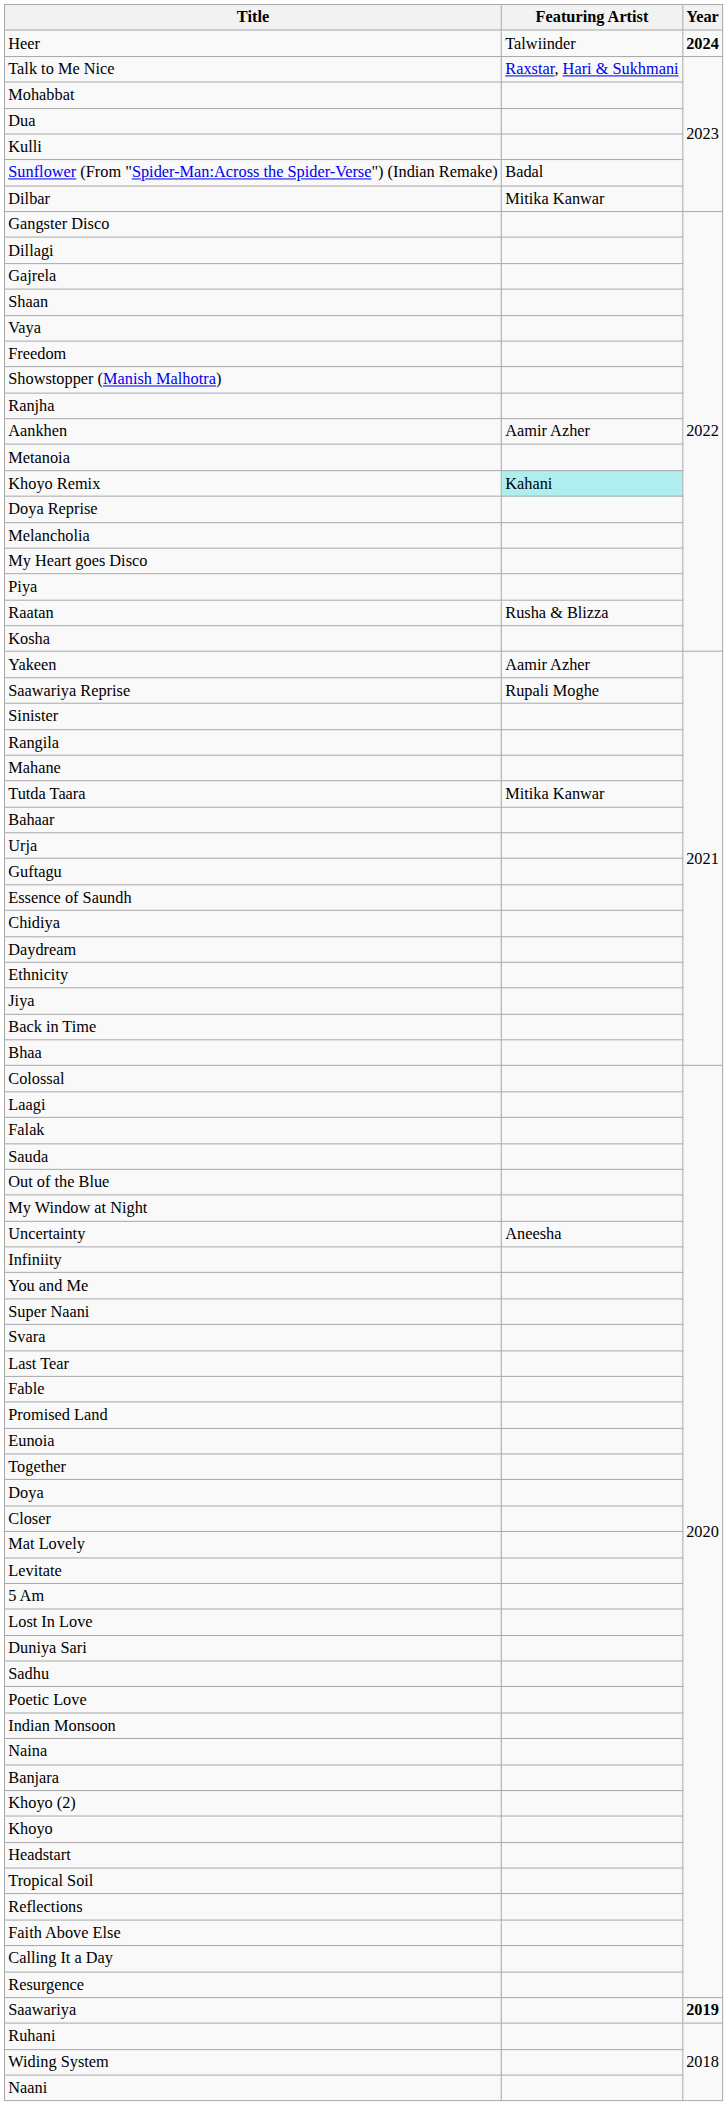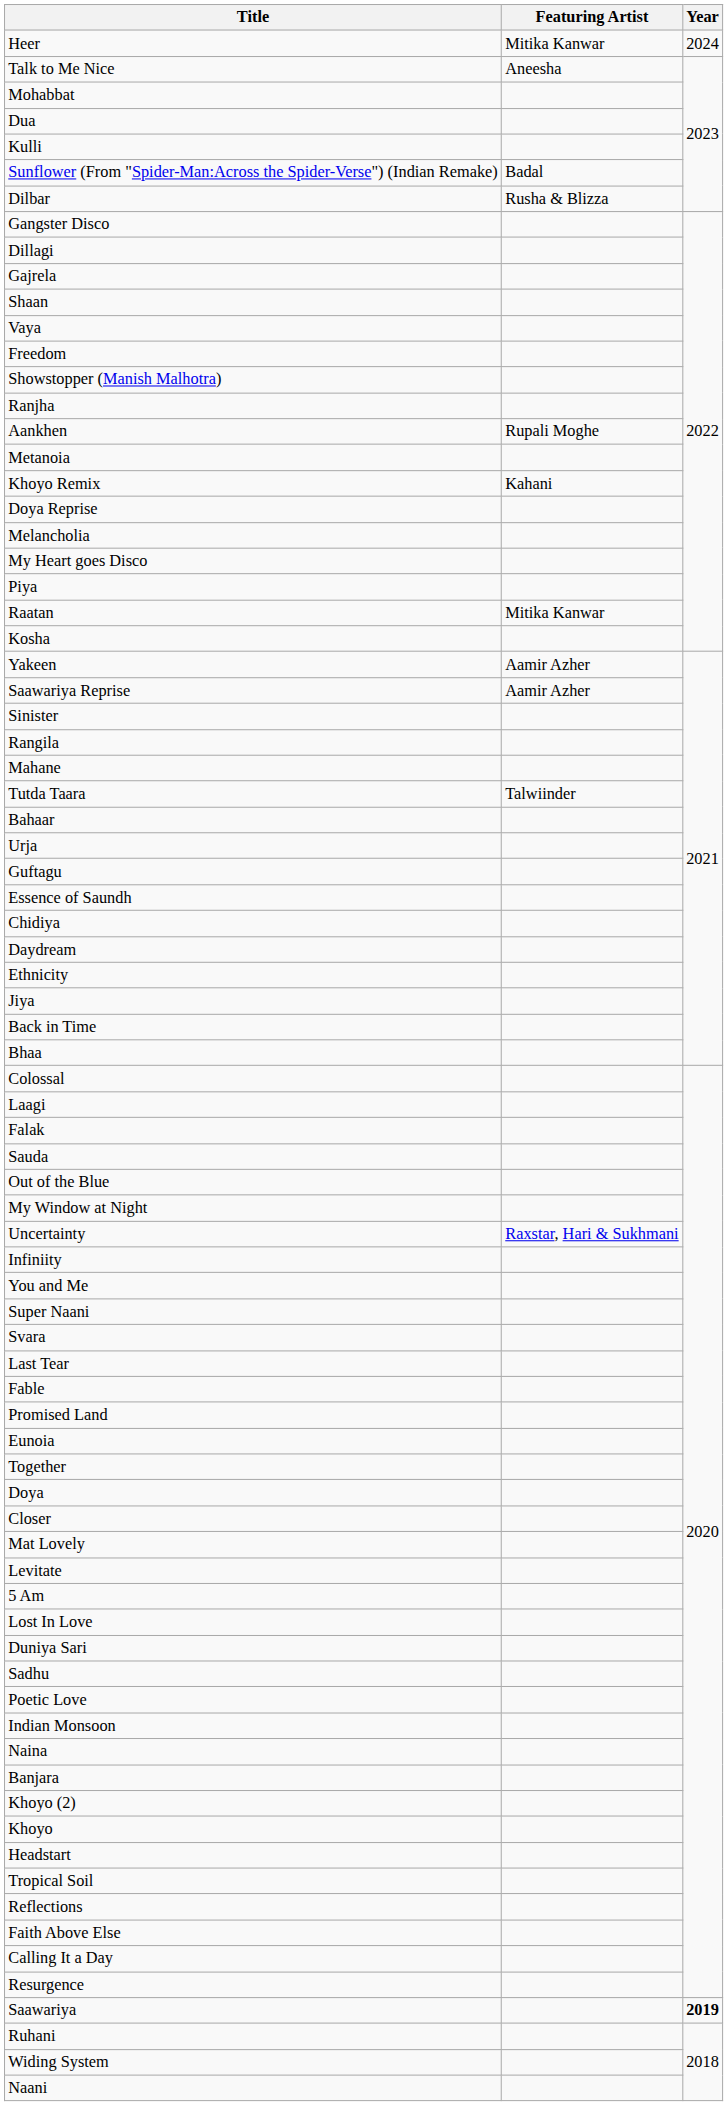(540, 43) Talwiinder -> (555, 43) Mitika Kanwar
(702, 43) bold -> (702, 43) normal
(592, 69) Raxstar, Hari & Sukhmani -> (533, 69) Aneesha
(555, 198) Mitika Kanwar -> (557, 198) Rusha & Blizza
(548, 431) Aamir Azher -> (552, 431) Rupali Moghe
(529, 483) paleturquoise background -> (529, 483) no background
(557, 612) Rusha & Blizza -> (555, 612) Mitika Kanwar
(552, 690) Rupali Moghe -> (548, 690) Aamir Azher
(555, 793) Mitika Kanwar -> (540, 793) Talwiinder
(533, 1233) Aneesha -> (592, 1233) Raxstar, Hari & Sukhmani
